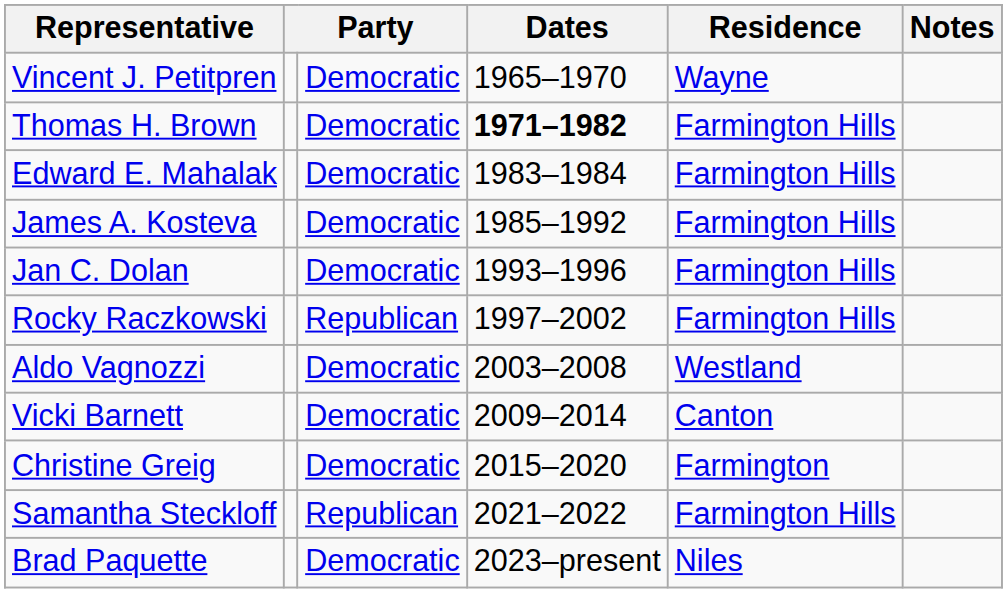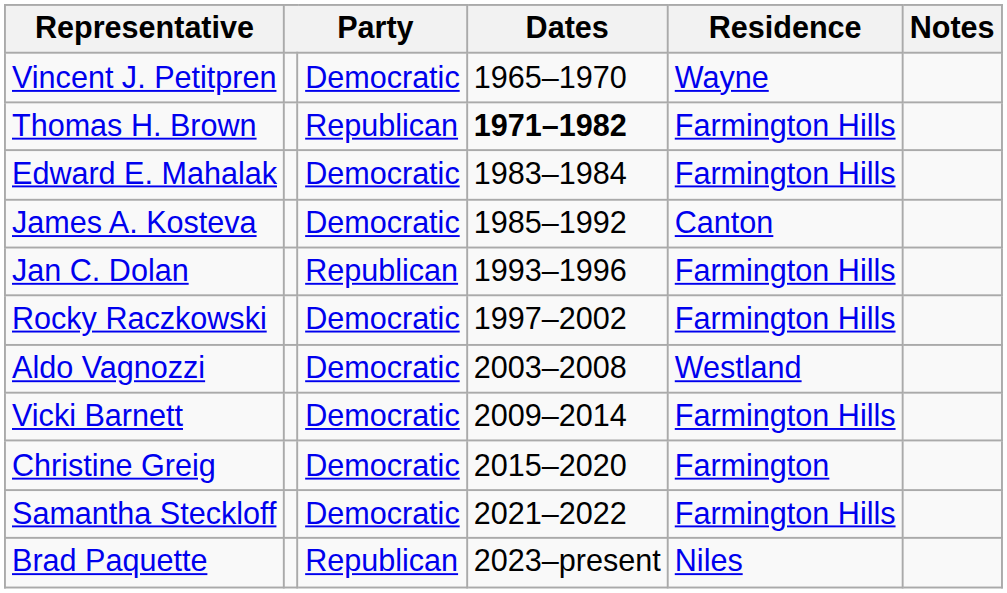(382, 125) Democratic -> (382, 125) Republican
(785, 222) Farmington Hills -> (724, 222) Canton
(382, 271) Democratic -> (382, 271) Republican
(382, 319) Republican -> (382, 319) Democratic
(724, 416) Canton -> (785, 416) Farmington Hills
(382, 513) Republican -> (382, 513) Democratic
(382, 561) Democratic -> (382, 561) Republican
